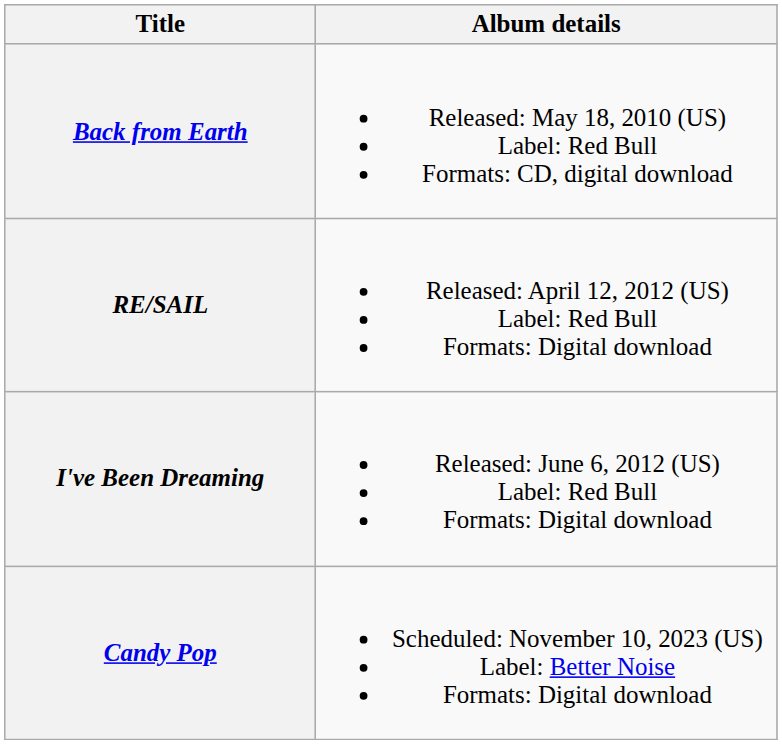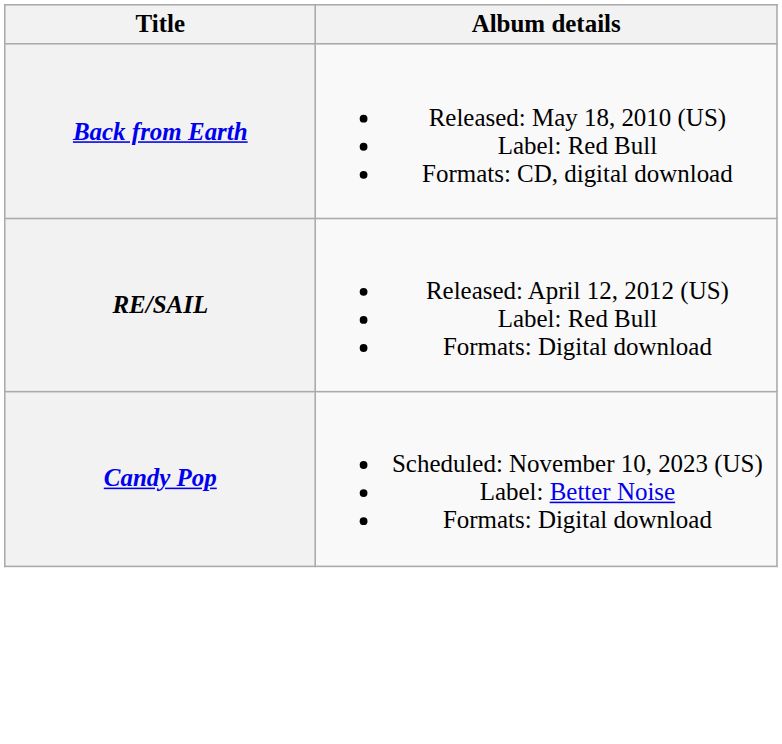- row: (160, 478)
